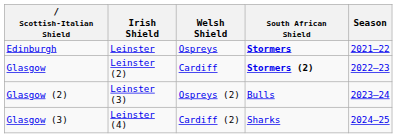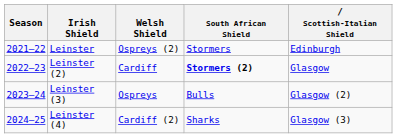columns swapped: (370, 23) <-> (56, 23)
(198, 48) Ospreys -> (149, 48) Ospreys (2)
(269, 48) bold -> (209, 48) normal
(209, 94) Ospreys (2) -> (138, 94) Ospreys
